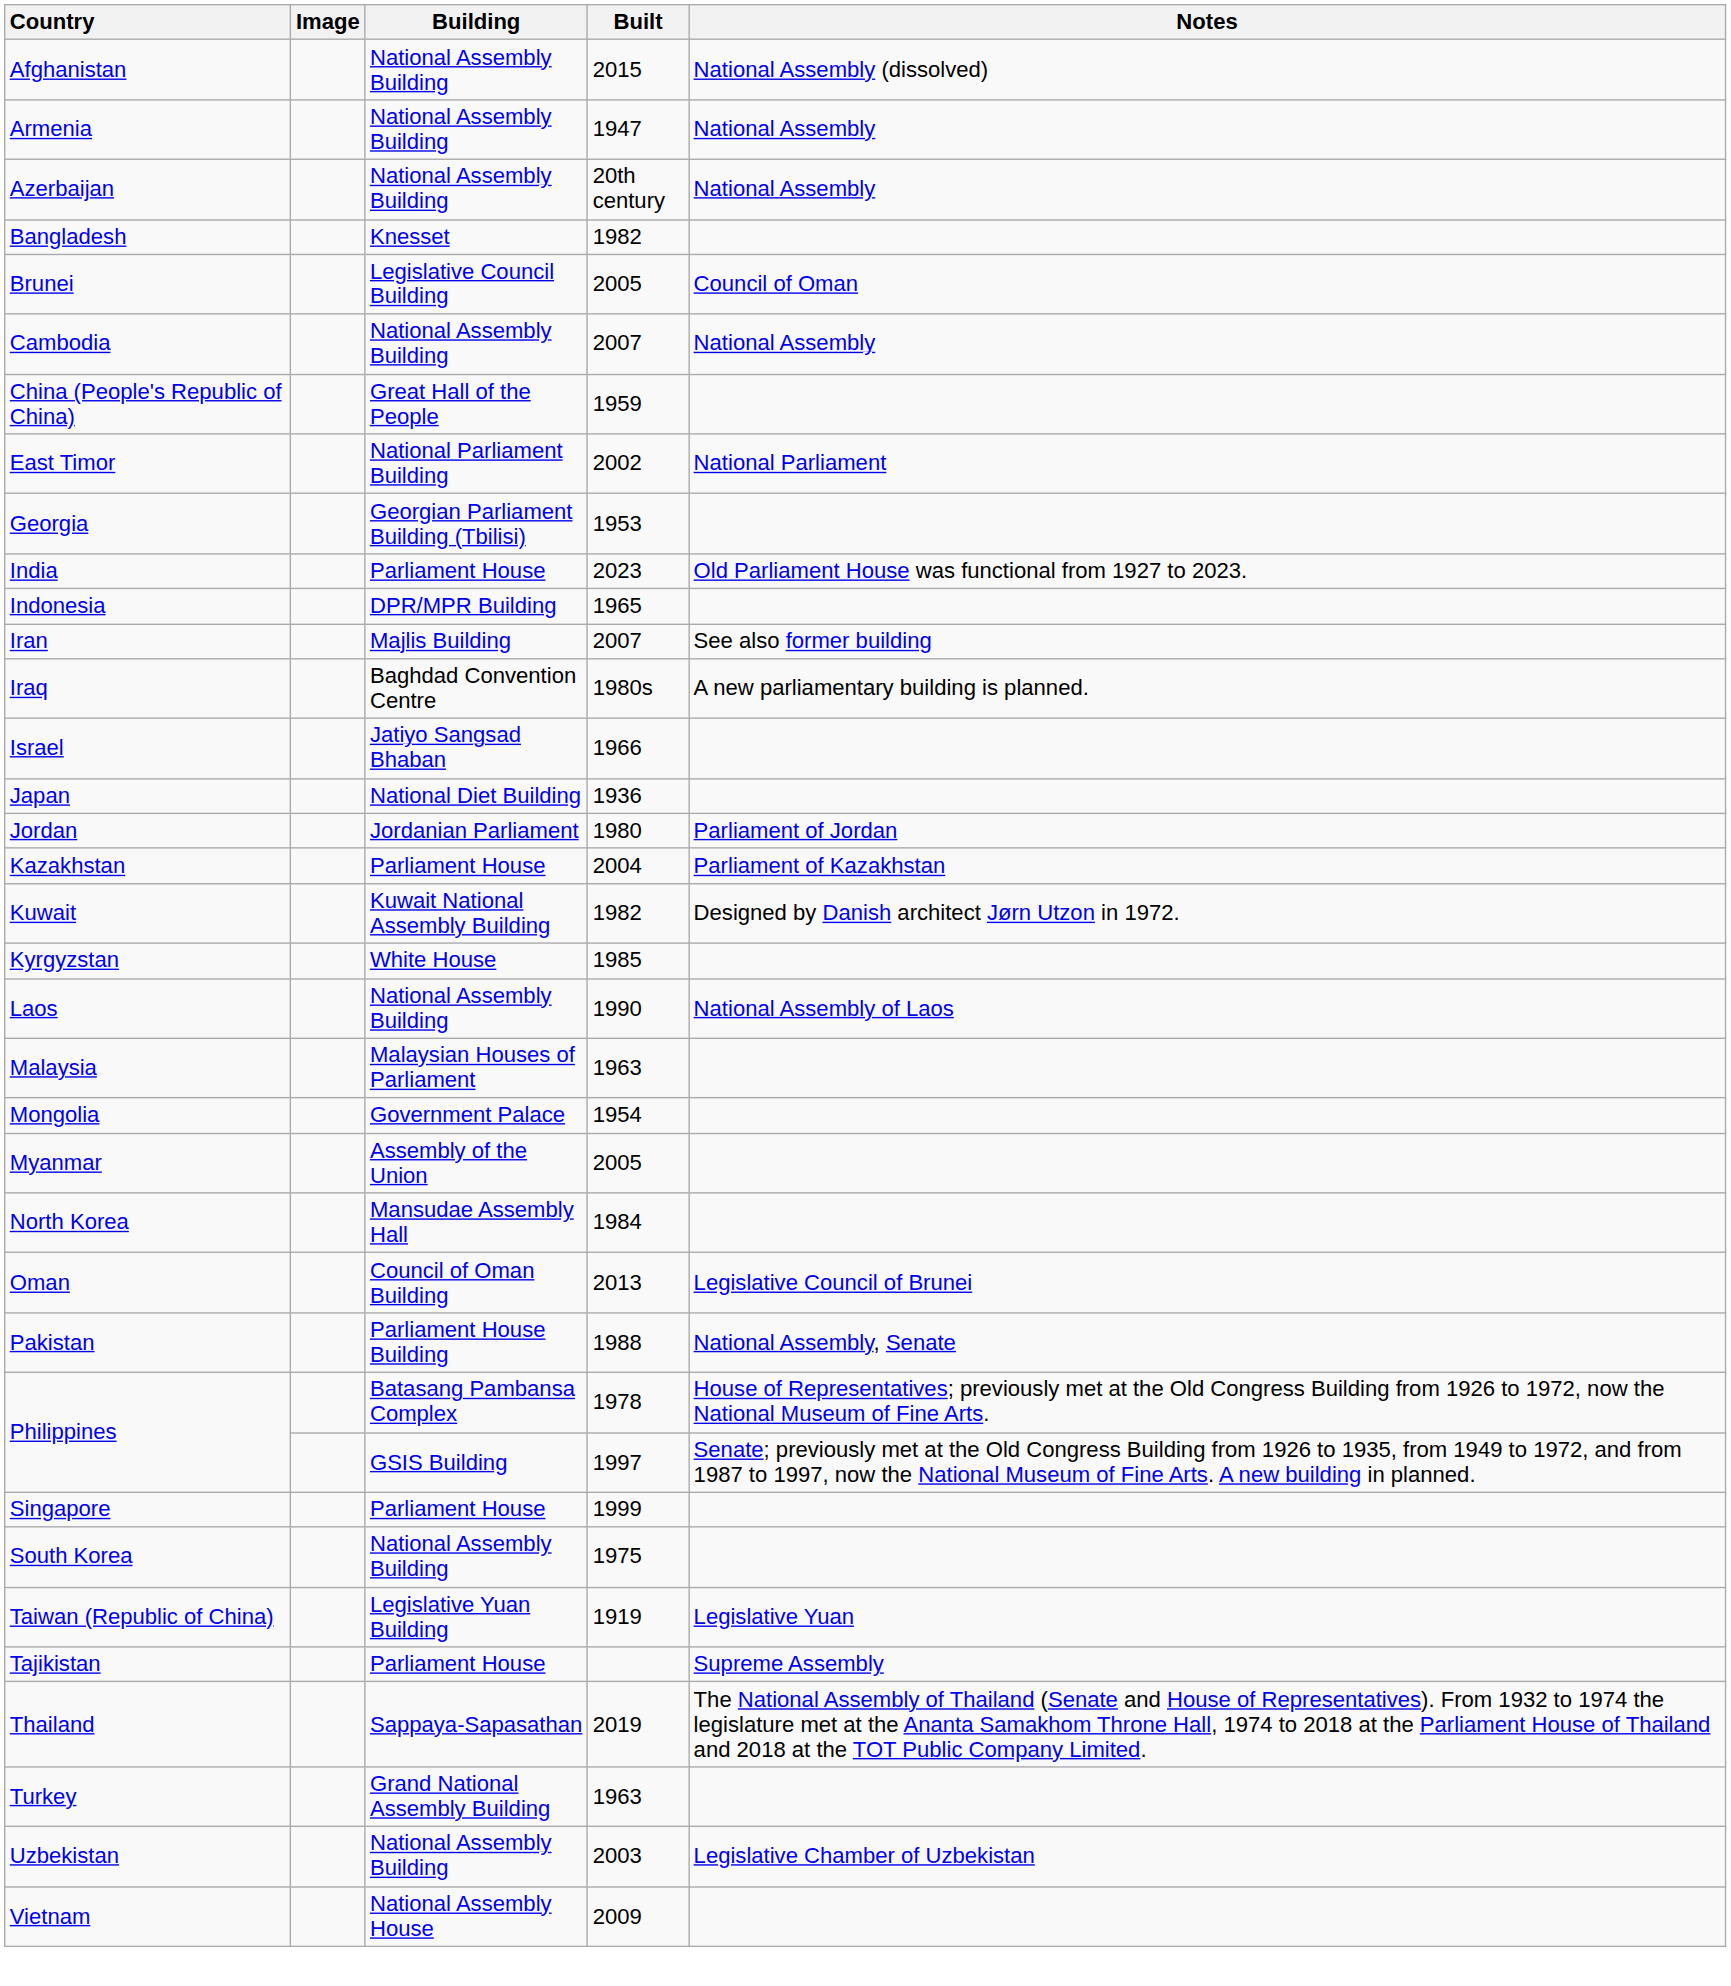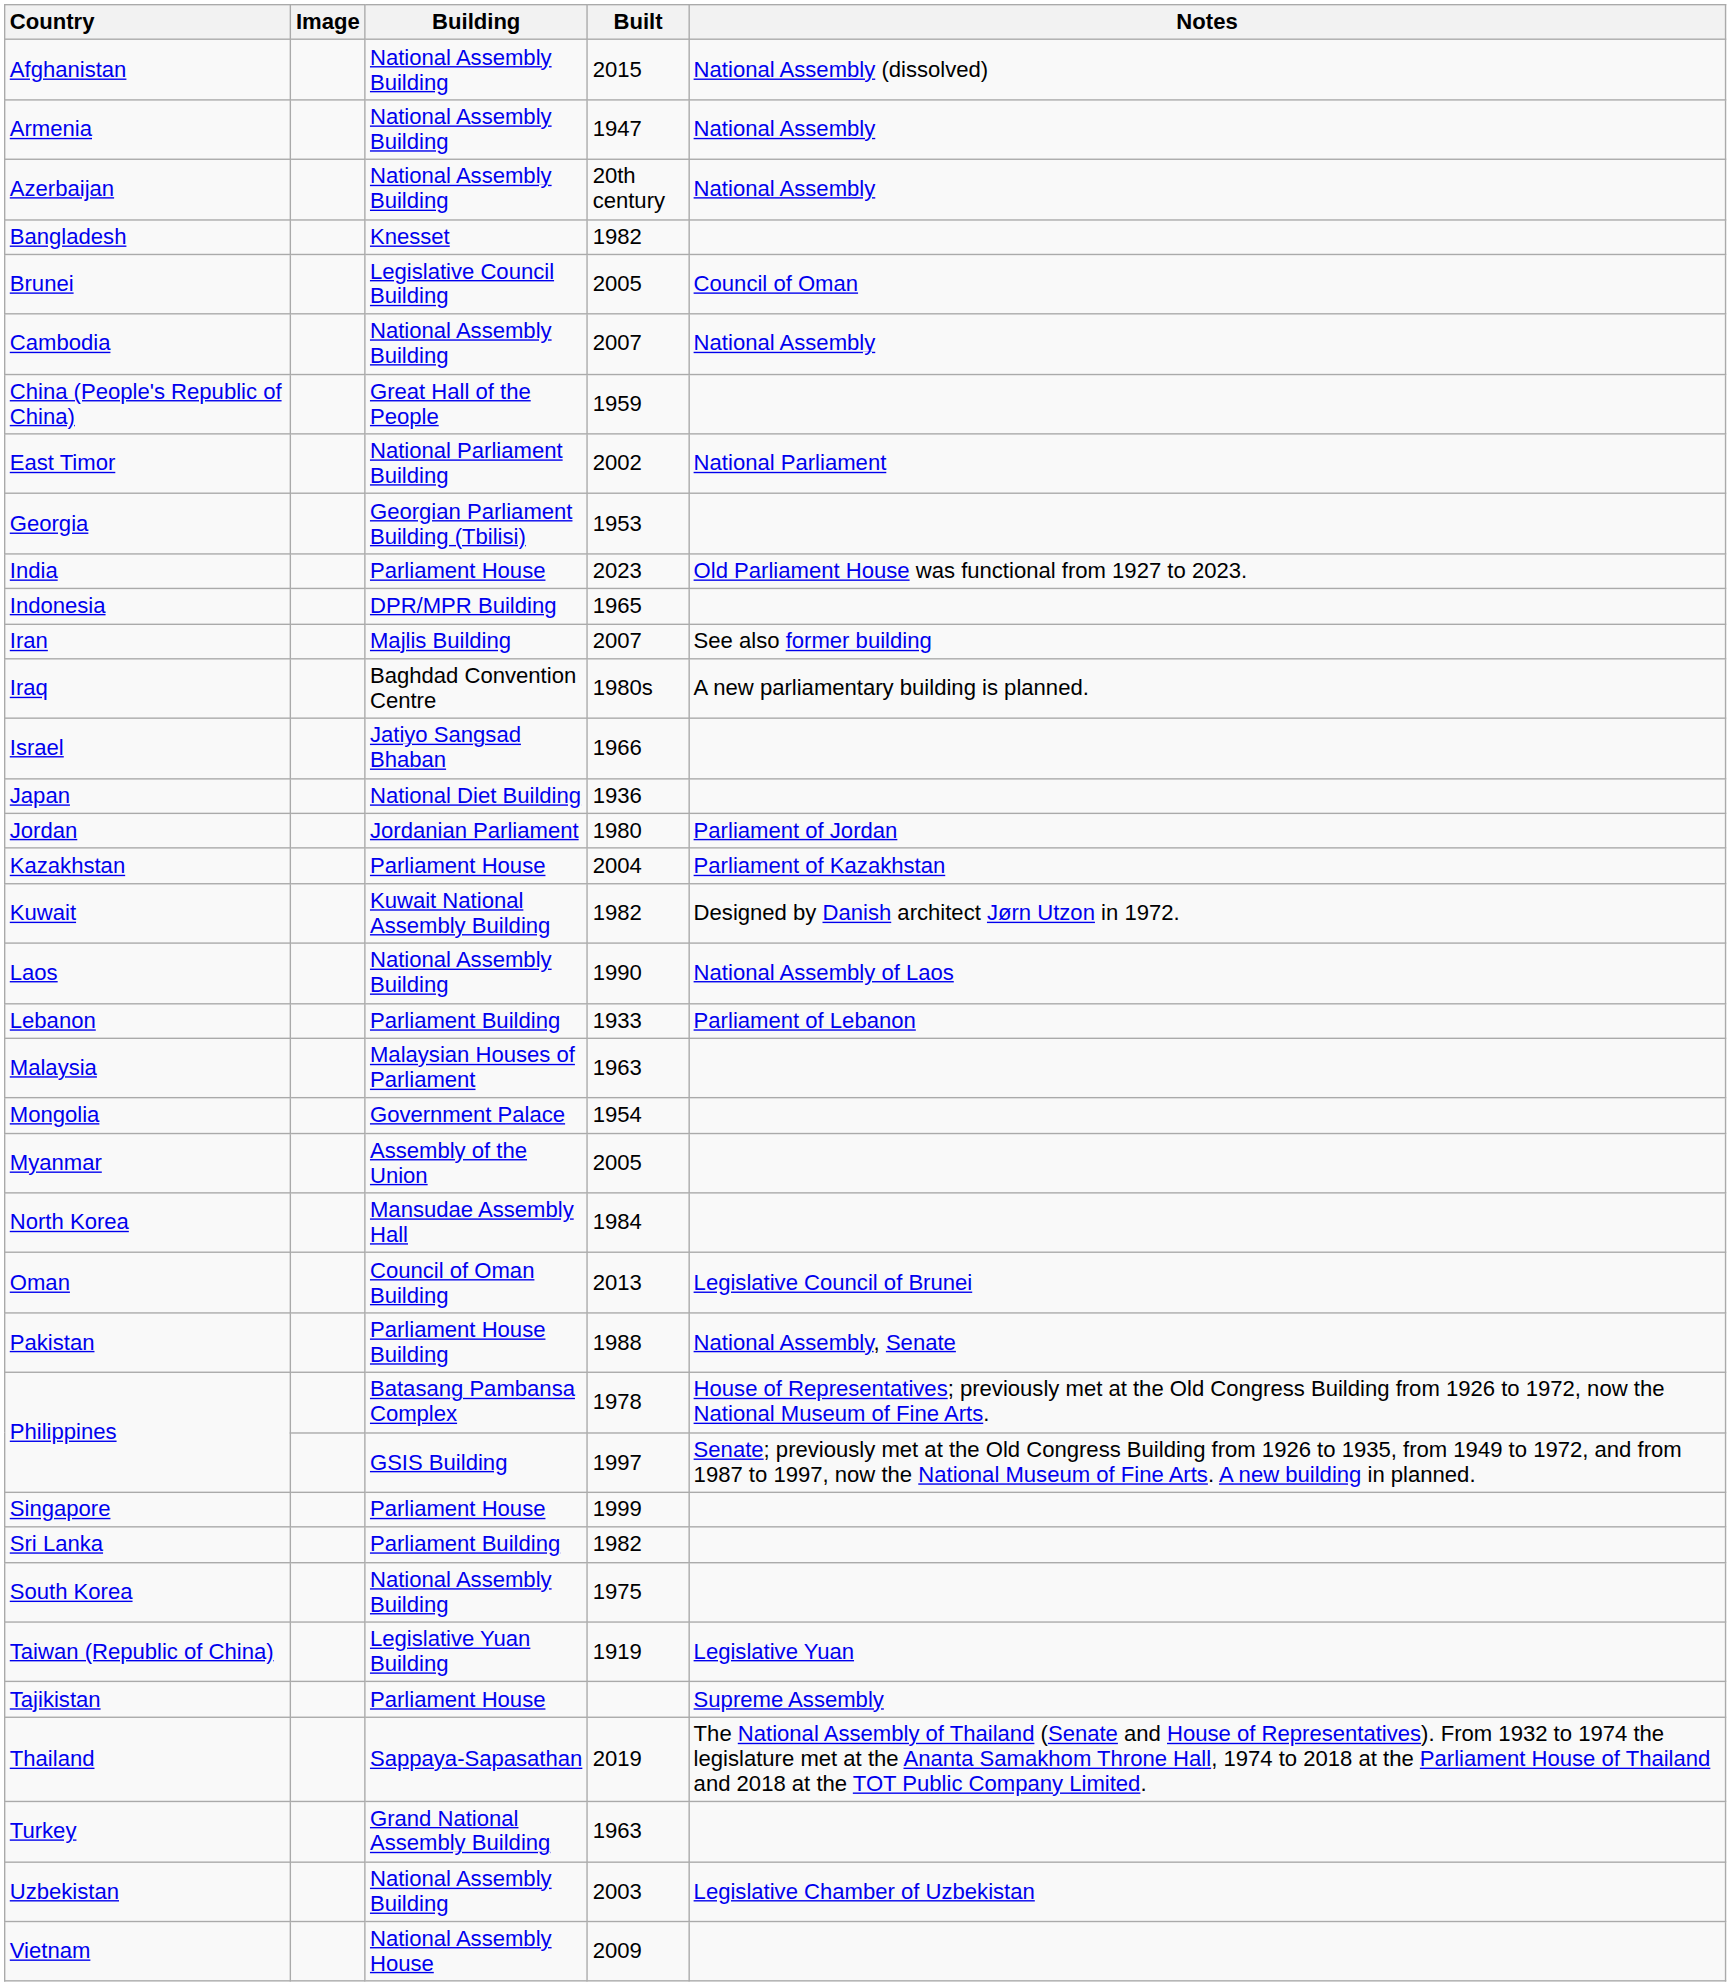- row: (64, 960)
+ row: (53, 1020)
+ row: (56, 1544)
